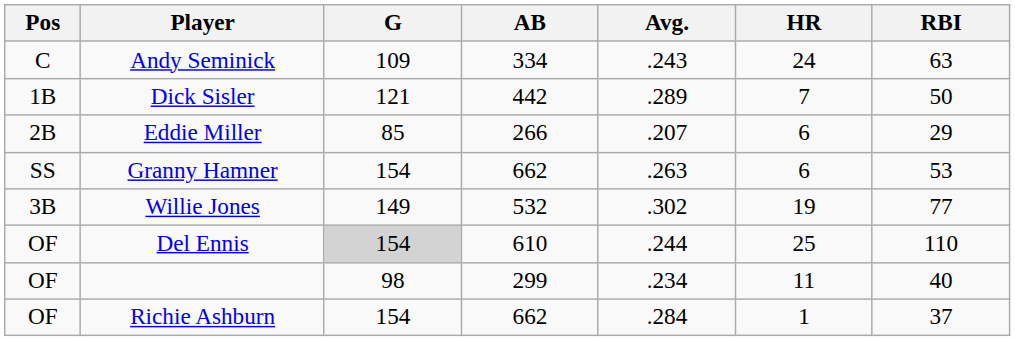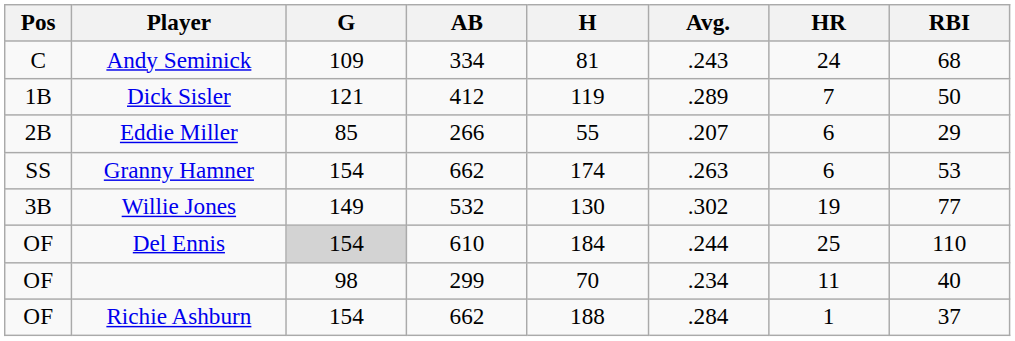+ column: (588, 22)
(941, 59) 63 -> (949, 59) 68
(530, 96) 442 -> (467, 96) 412
